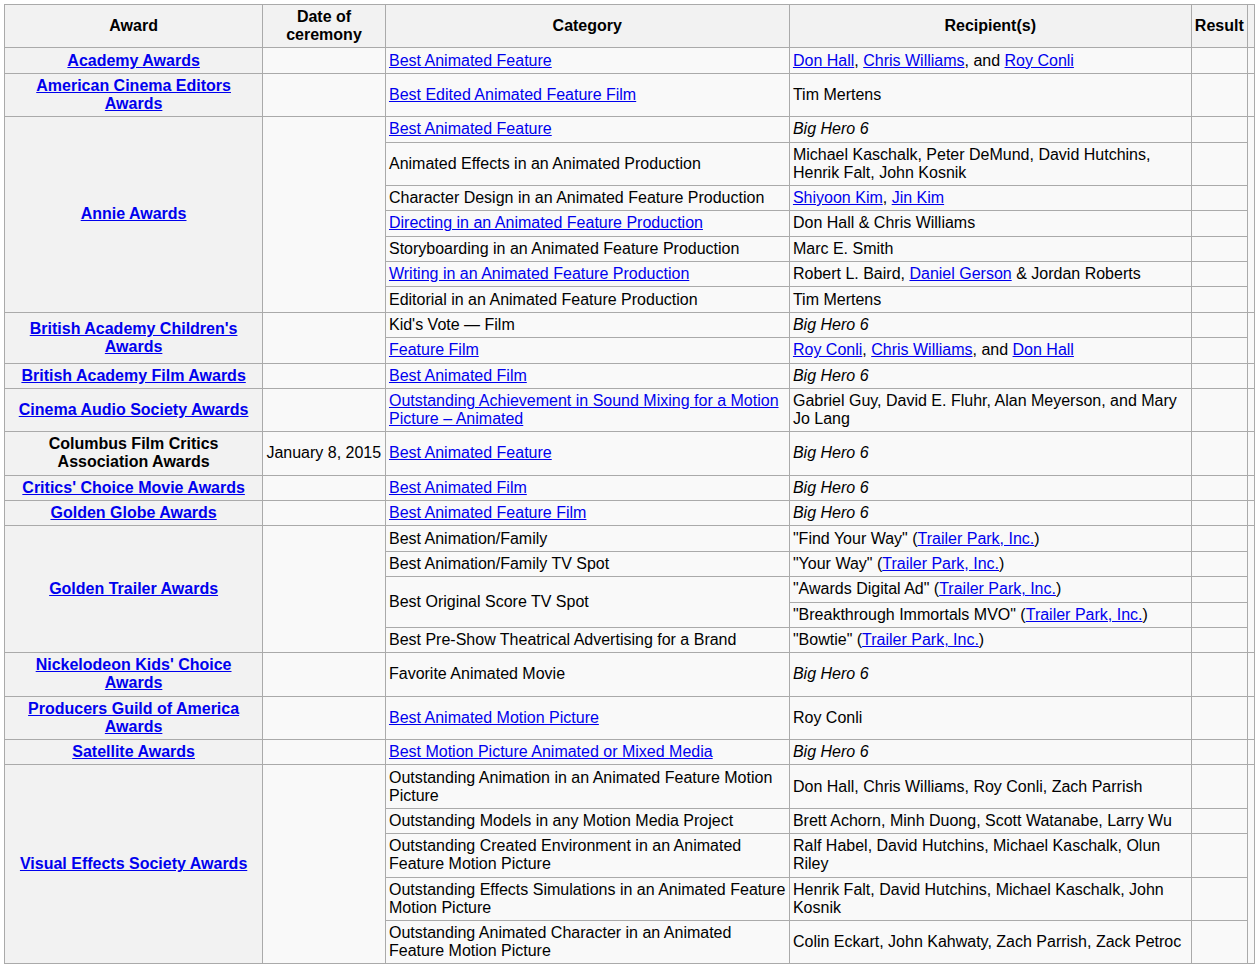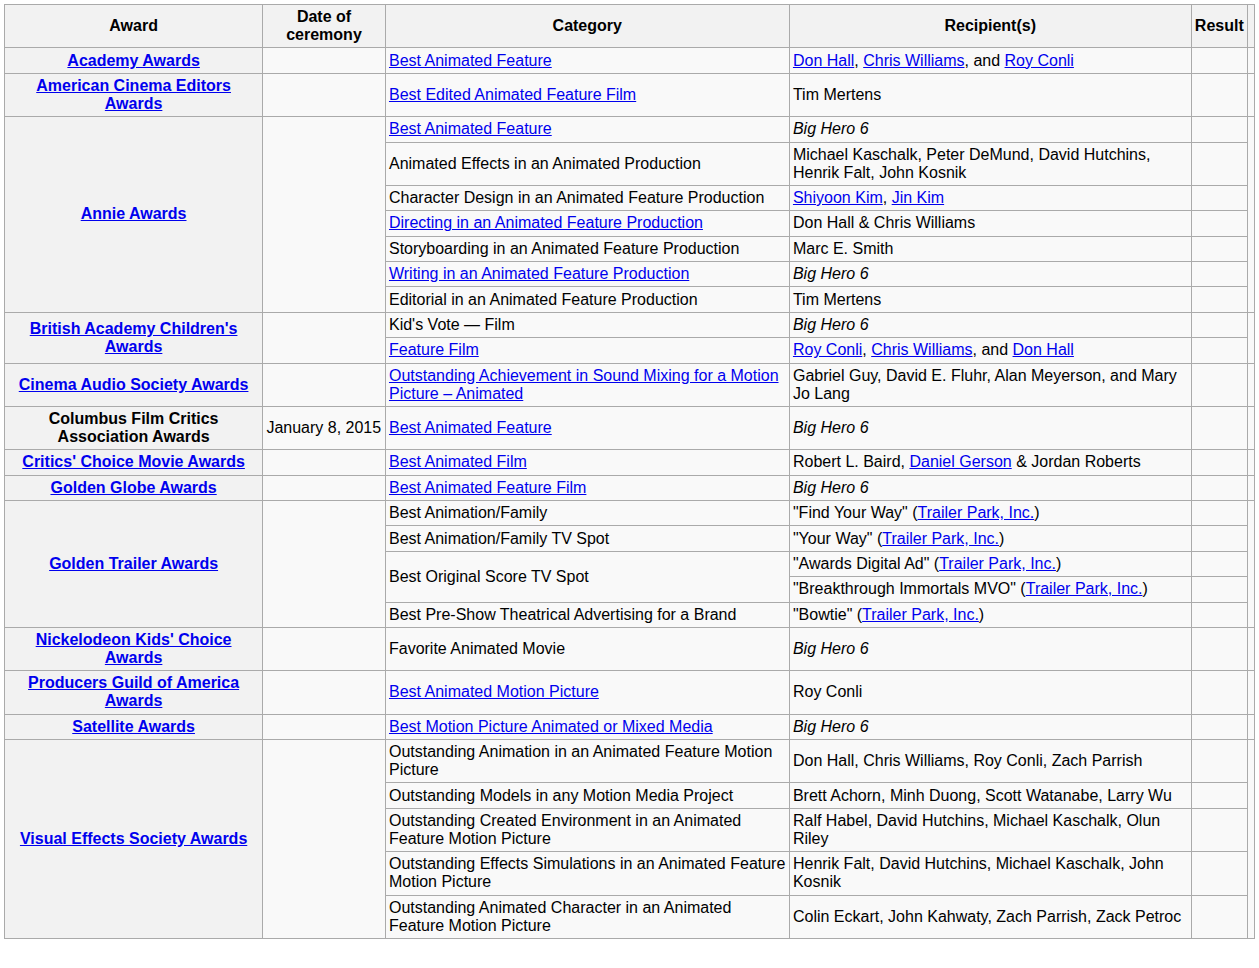(967, 274) Robert L. Baird, Daniel Gerson & Jordan Roberts -> (831, 274) Big Hero 6
- row: (134, 375)
(831, 487) Big Hero 6 -> (967, 462) Robert L. Baird, Daniel Gerson & Jordan Roberts
